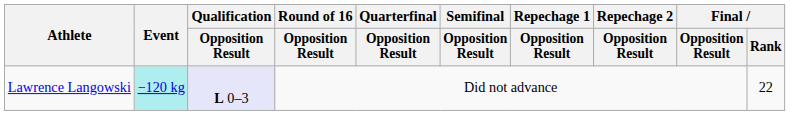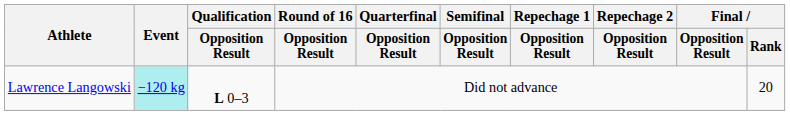(231, 98) lavender background -> (231, 98) no background
(766, 88) 22 -> (766, 88) 20
